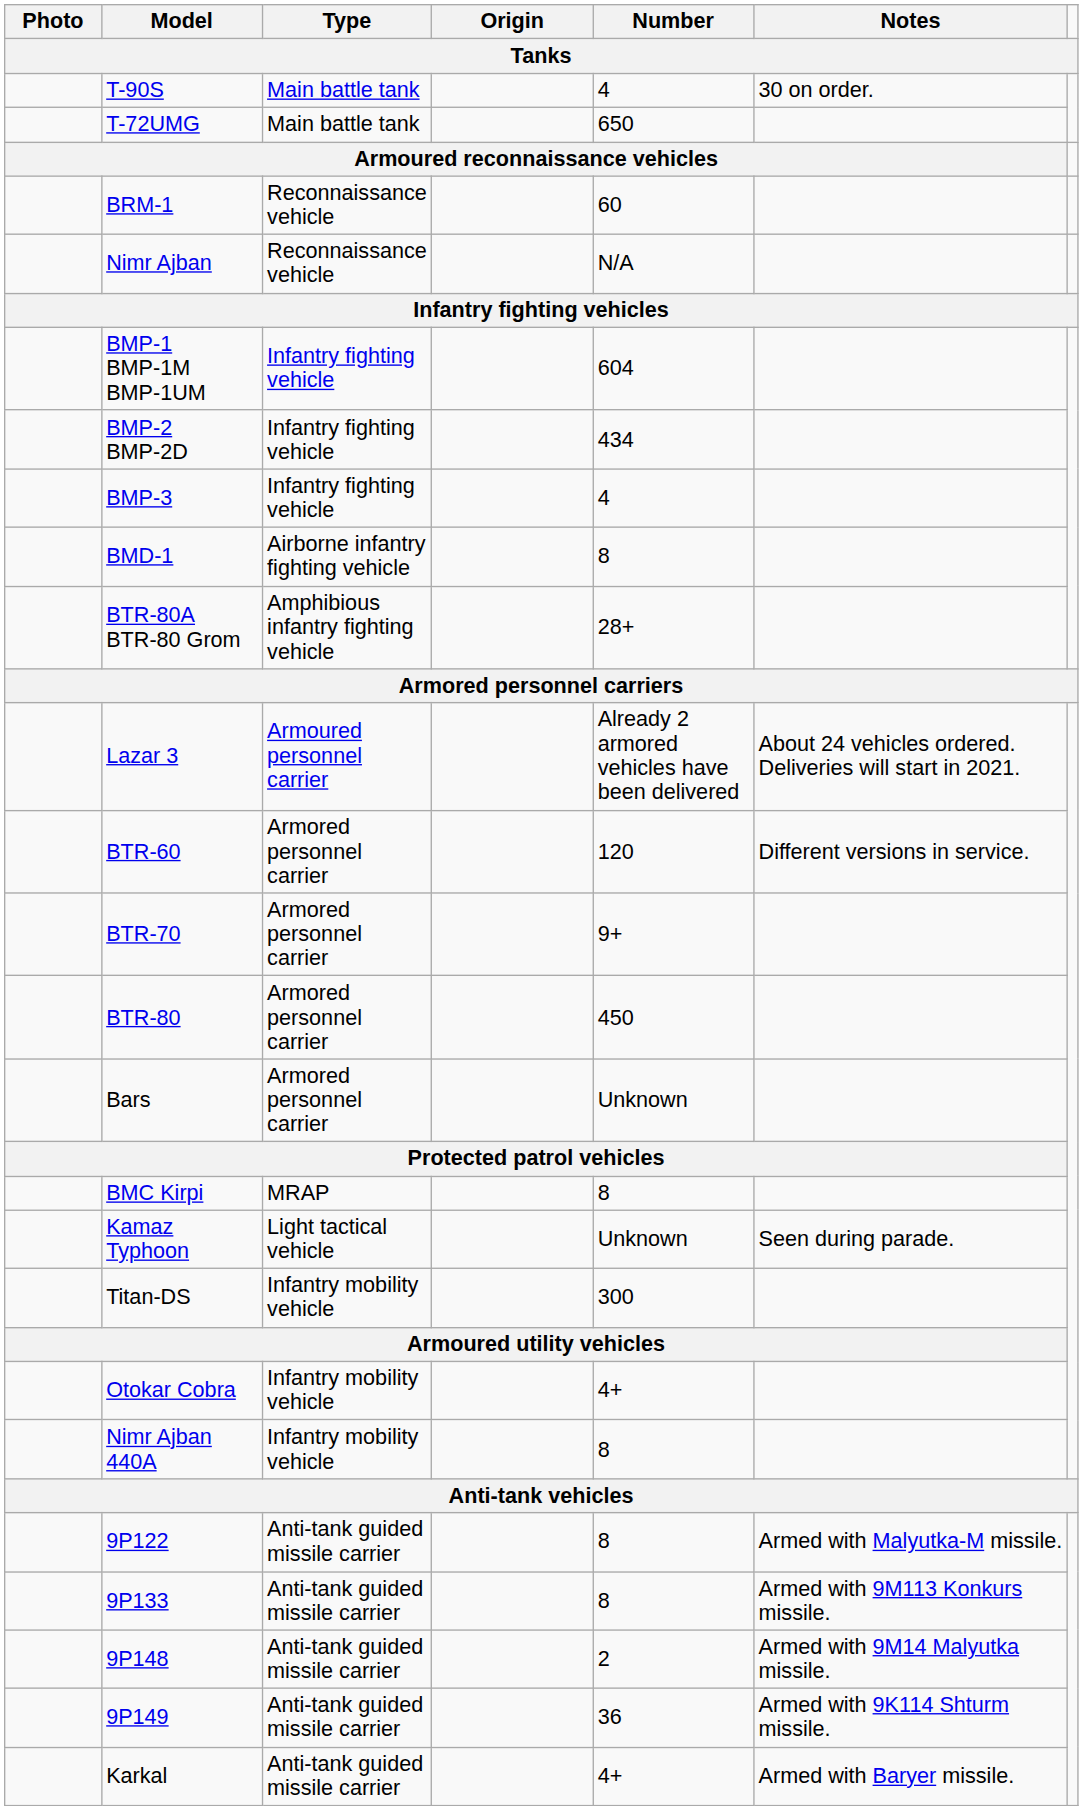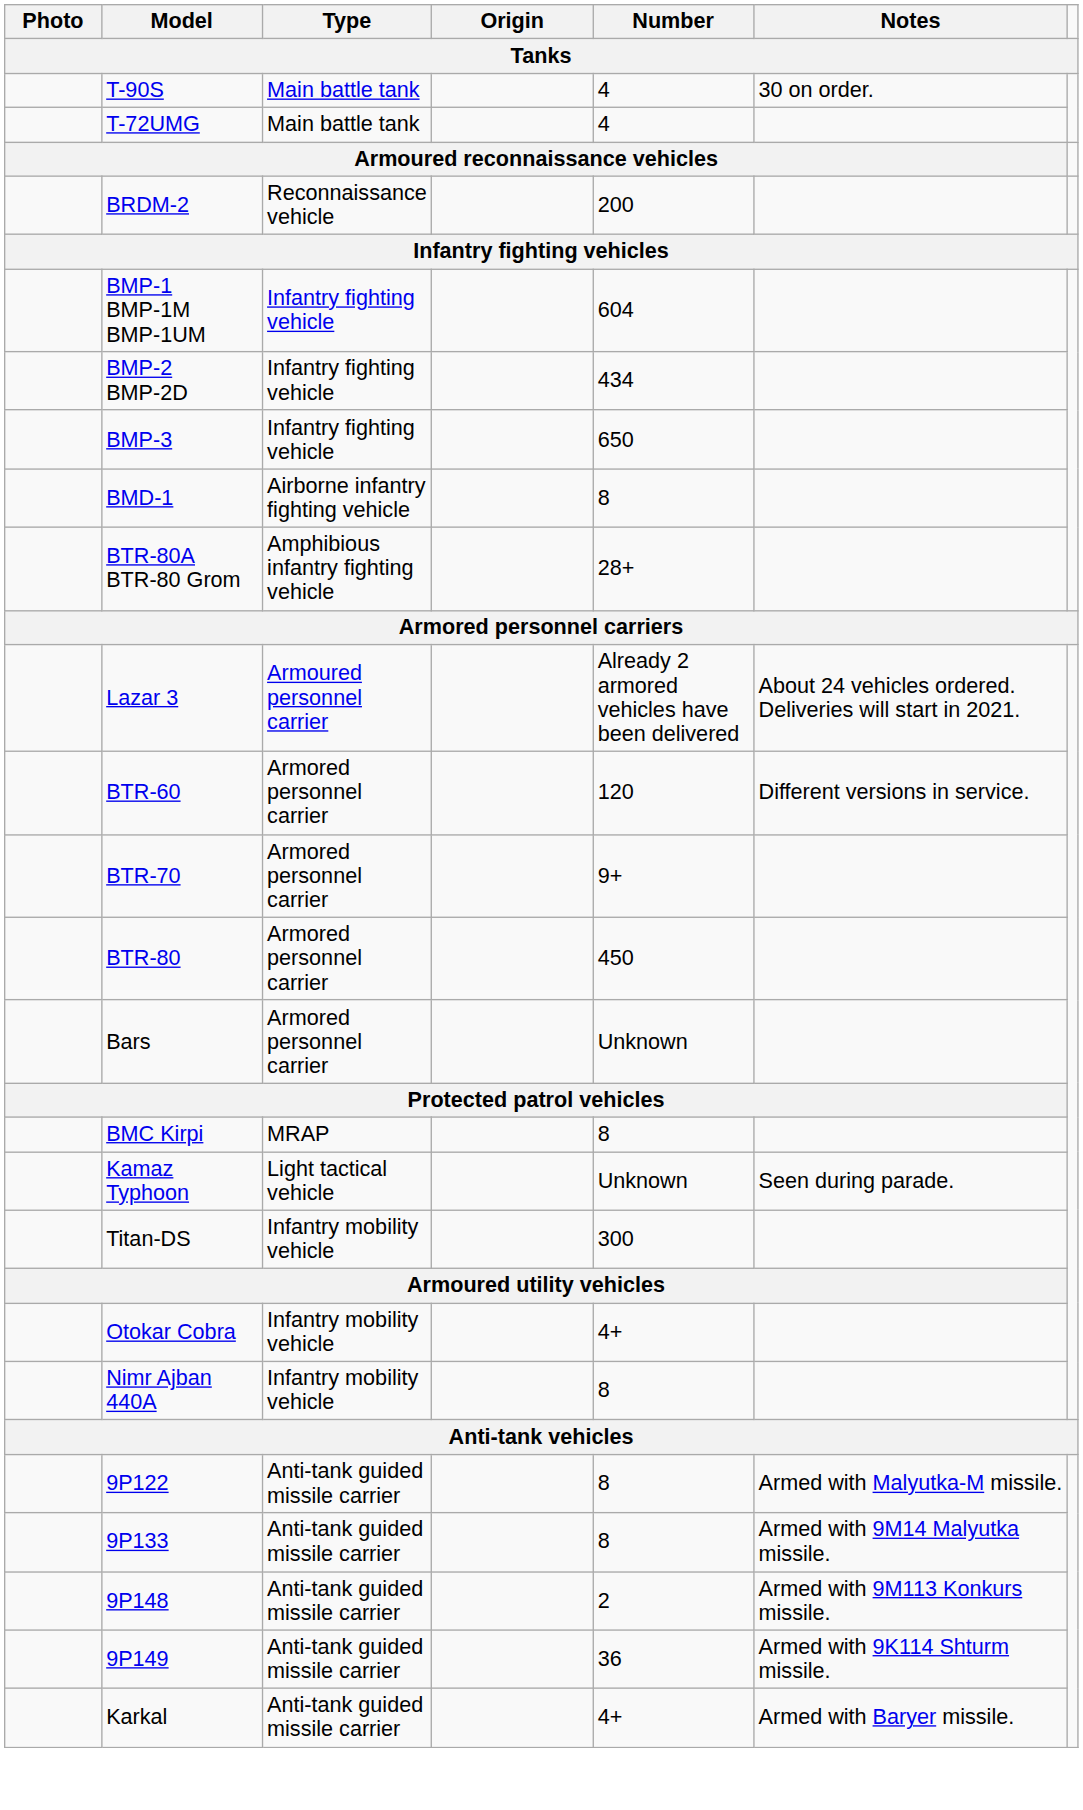(616, 124) 650 -> (604, 124) 4
+ row: (148, 205)
- row: (140, 205)
- row: (159, 263)
(604, 497) 4 -> (616, 439) 650
(890, 1600) Armed with 9M113 Konkurs missile. -> (889, 1541) Armed with 9M14 Malyutka missile.
(889, 1659) Armed with 9M14 Malyutka missile. -> (890, 1600) Armed with 9M113 Konkurs missile.
